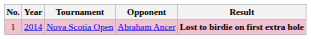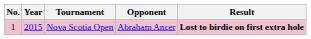(33, 27) 2014 -> (33, 27) 2015
